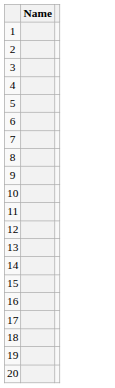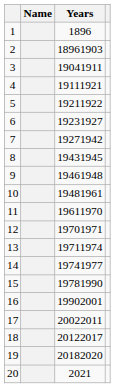+ column: (80, 13)
